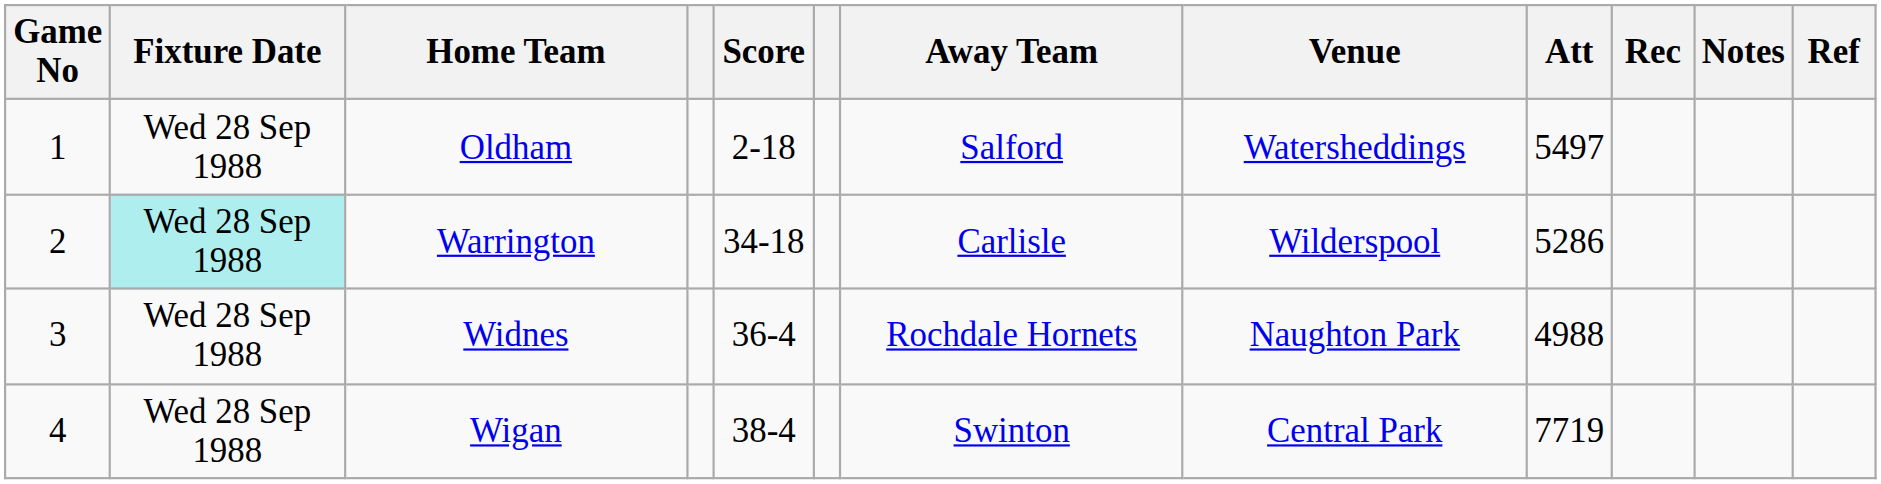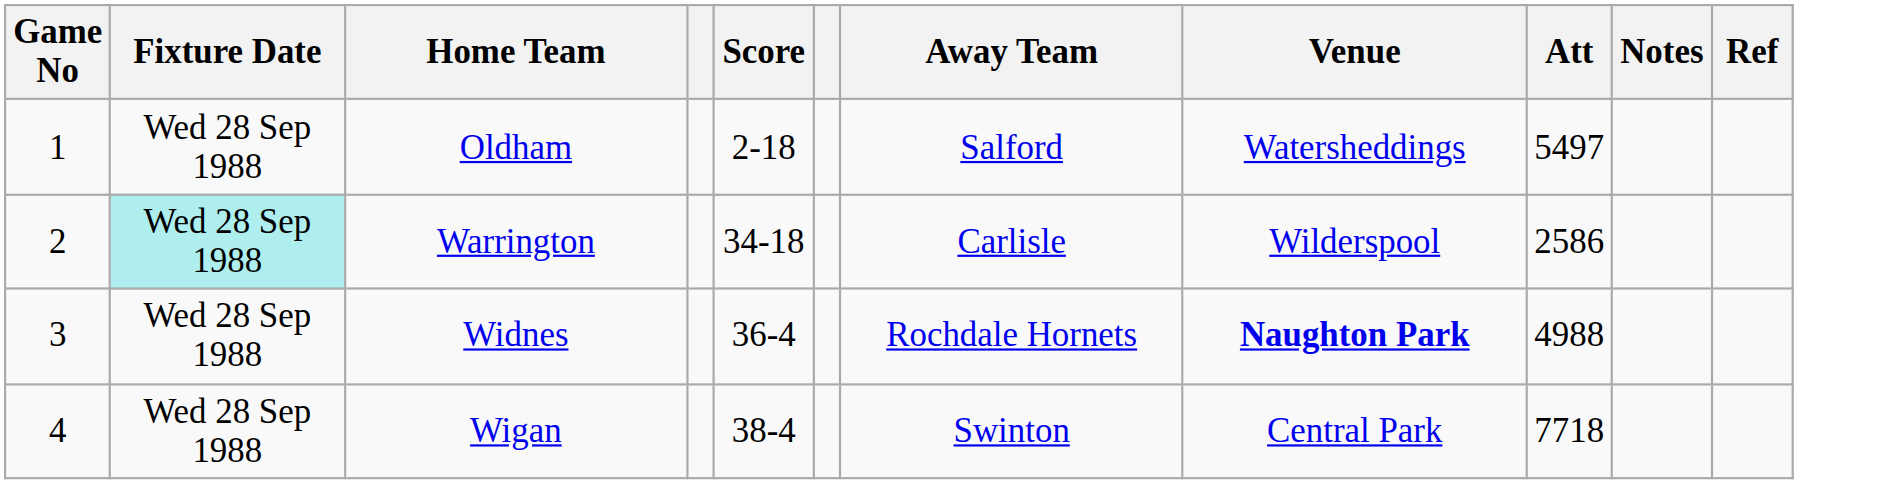- column: (1653, 51)
(1569, 240) 5286 -> (1569, 240) 2586
(1355, 335) normal -> (1355, 335) bold
(1569, 430) 7719 -> (1569, 430) 7718
